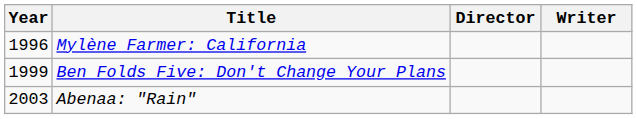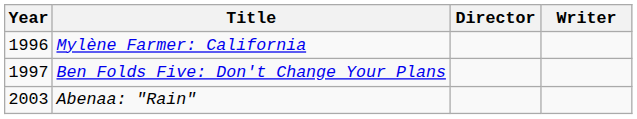(29, 72) 1999 -> (29, 72) 1997
